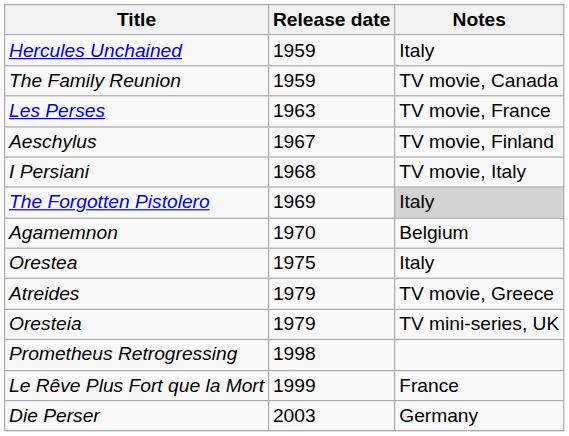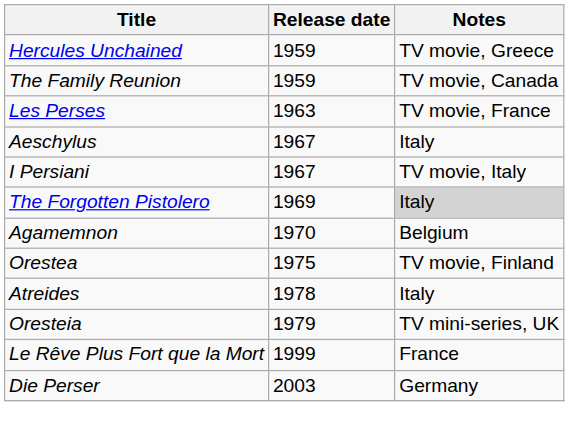(417, 50) Italy -> (477, 50) TV movie, Greece
(477, 141) TV movie, Finland -> (417, 141) Italy
(294, 171) 1968 -> (294, 171) 1967
(417, 263) Italy -> (477, 263) TV movie, Finland
(294, 293) 1979 -> (294, 293) 1978
(477, 293) TV movie, Greece -> (417, 293) Italy
- row: (123, 354)
